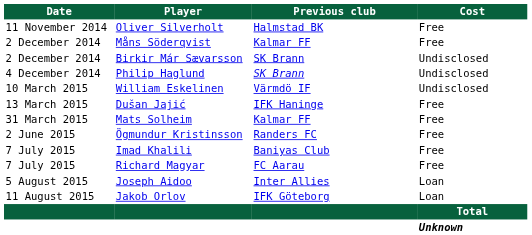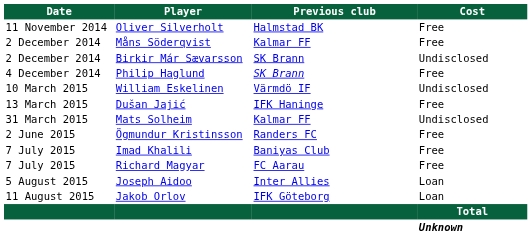(454, 73) Undisclosed -> (431, 73) Free
(431, 119) Free -> (454, 119) Undisclosed
